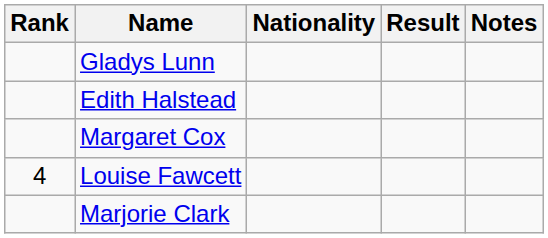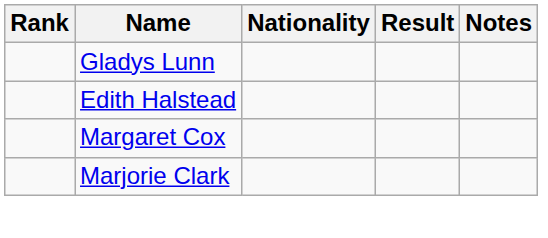- row: (161, 175)
